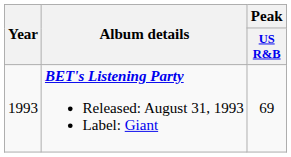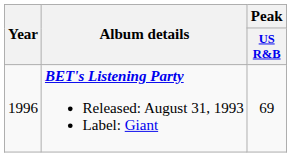(23, 108) 1993 -> (23, 108) 1996
